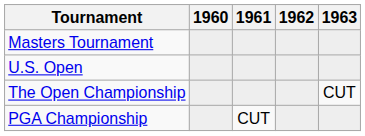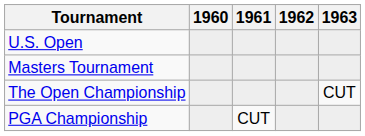rows swapped: (81, 43) <-> (45, 68)
